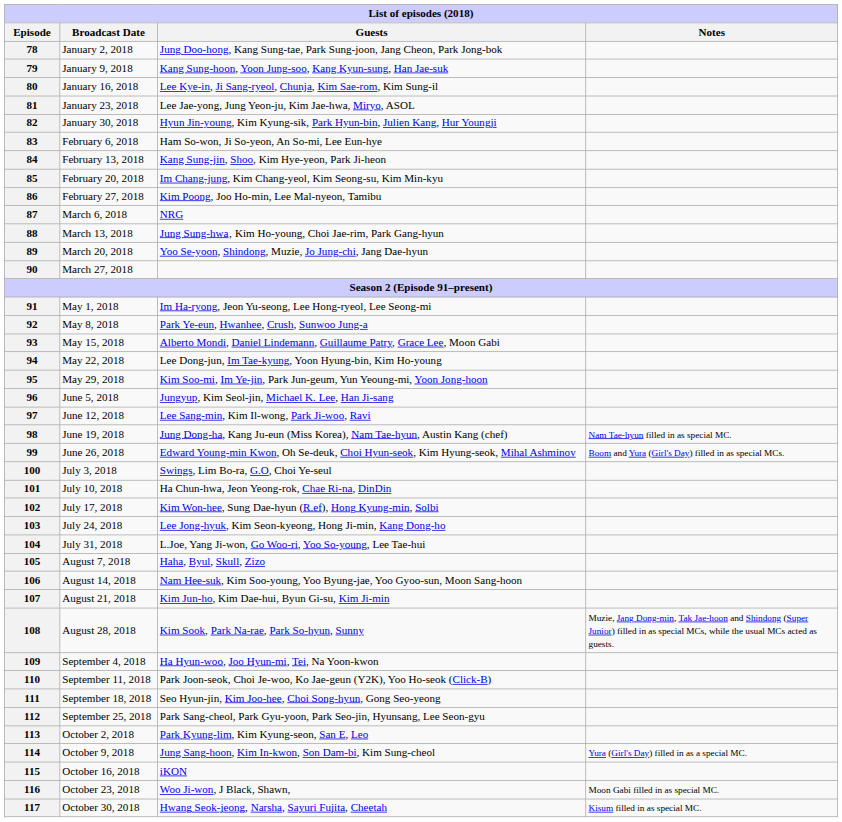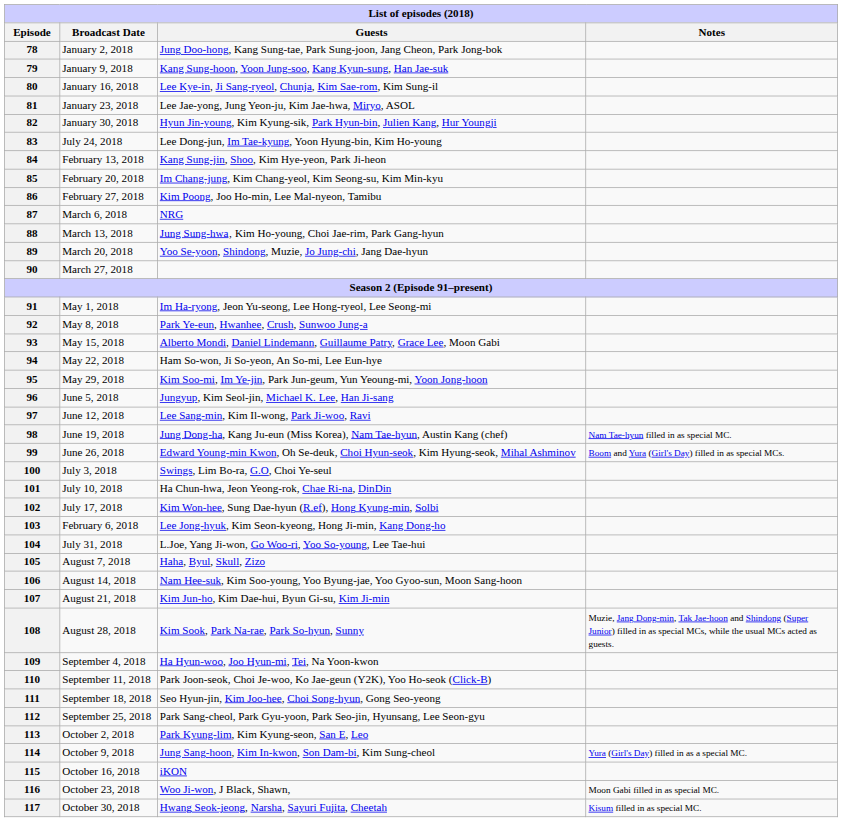(100, 142) February 6, 2018 -> (92, 142) July 24, 2018
(271, 142) Ham So-won, Ji So-yeon, An So-mi, Lee Eun-hye -> (301, 142) Lee Dong-jun, Im Tae-kyung, Yoon Hyung-bin, Kim Ho-young
(301, 361) Lee Dong-jun, Im Tae-kyung, Yoon Hyung-bin, Kim Ho-young -> (271, 361) Ham So-won, Ji So-yeon, An So-mi, Lee Eun-hye
(92, 526) July 24, 2018 -> (100, 526) February 6, 2018
